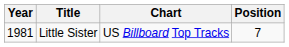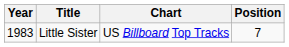(20, 32) 1981 -> (20, 32) 1983
